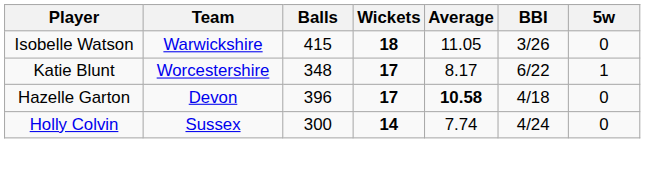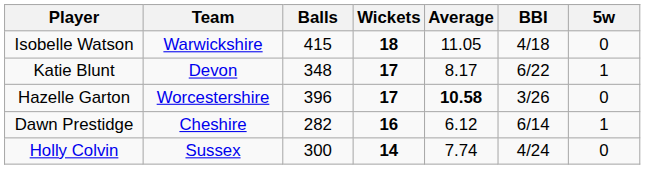(533, 44) 3/26 -> (533, 44) 4/18
(213, 71) Worcestershire -> (213, 71) Devon
(213, 97) Devon -> (213, 97) Worcestershire
(533, 97) 4/18 -> (533, 97) 3/26
+ row: (74, 124)
